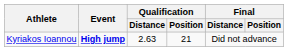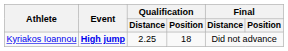(147, 40) 2.63 -> (147, 40) 2.25
(186, 40) 21 -> (186, 40) 18
